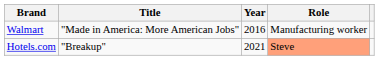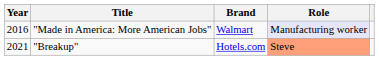columns swapped: (255, 13) <-> (31, 13)
(319, 30) no background -> (319, 30) lavender background
